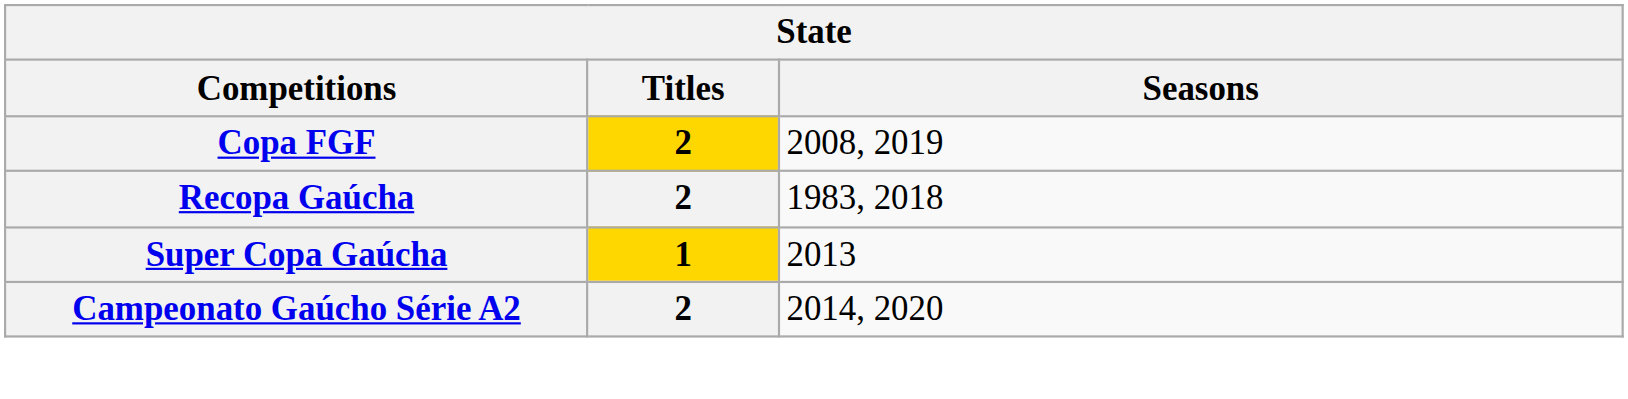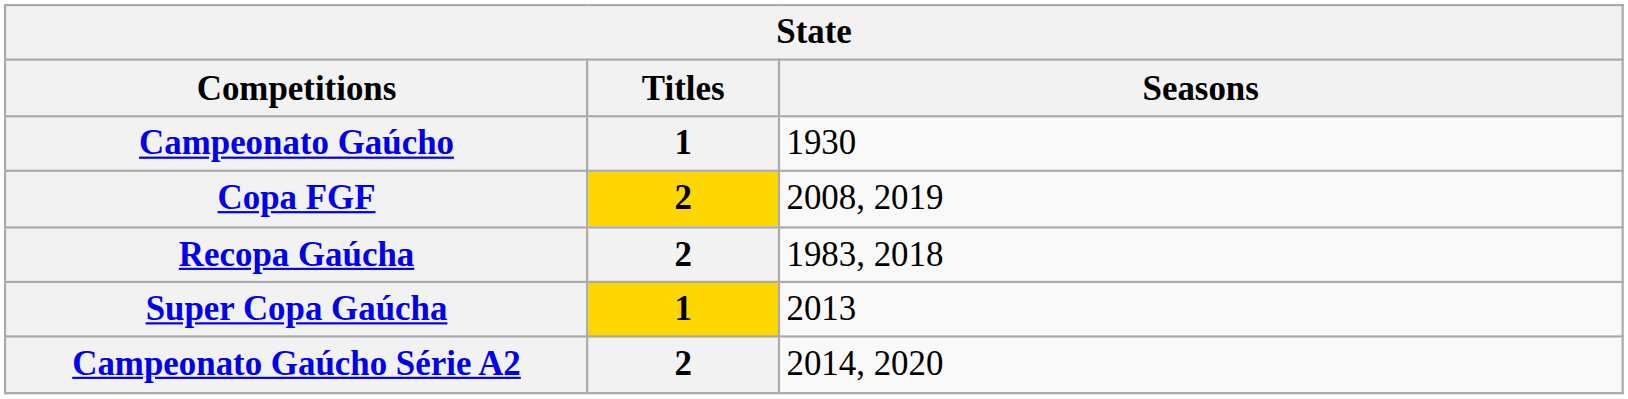+ row: (297, 142)
